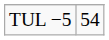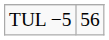(90, 19) 54 -> (90, 19) 56
